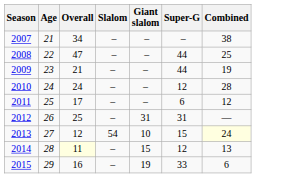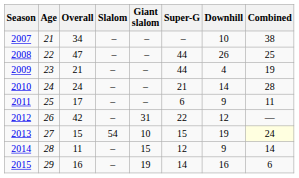+ column: (224, 17)
(182, 86) 12 -> (182, 86) 21
(227, 102) 12 -> (270, 102) 11
(77, 117) 25 -> (77, 117) 42
(182, 117) 31 -> (182, 117) 22
(77, 133) 12 -> (77, 133) 15
(77, 149) lightyellow background -> (77, 149) no background
(227, 149) 13 -> (270, 149) 14
(182, 165) 33 -> (182, 165) 14
